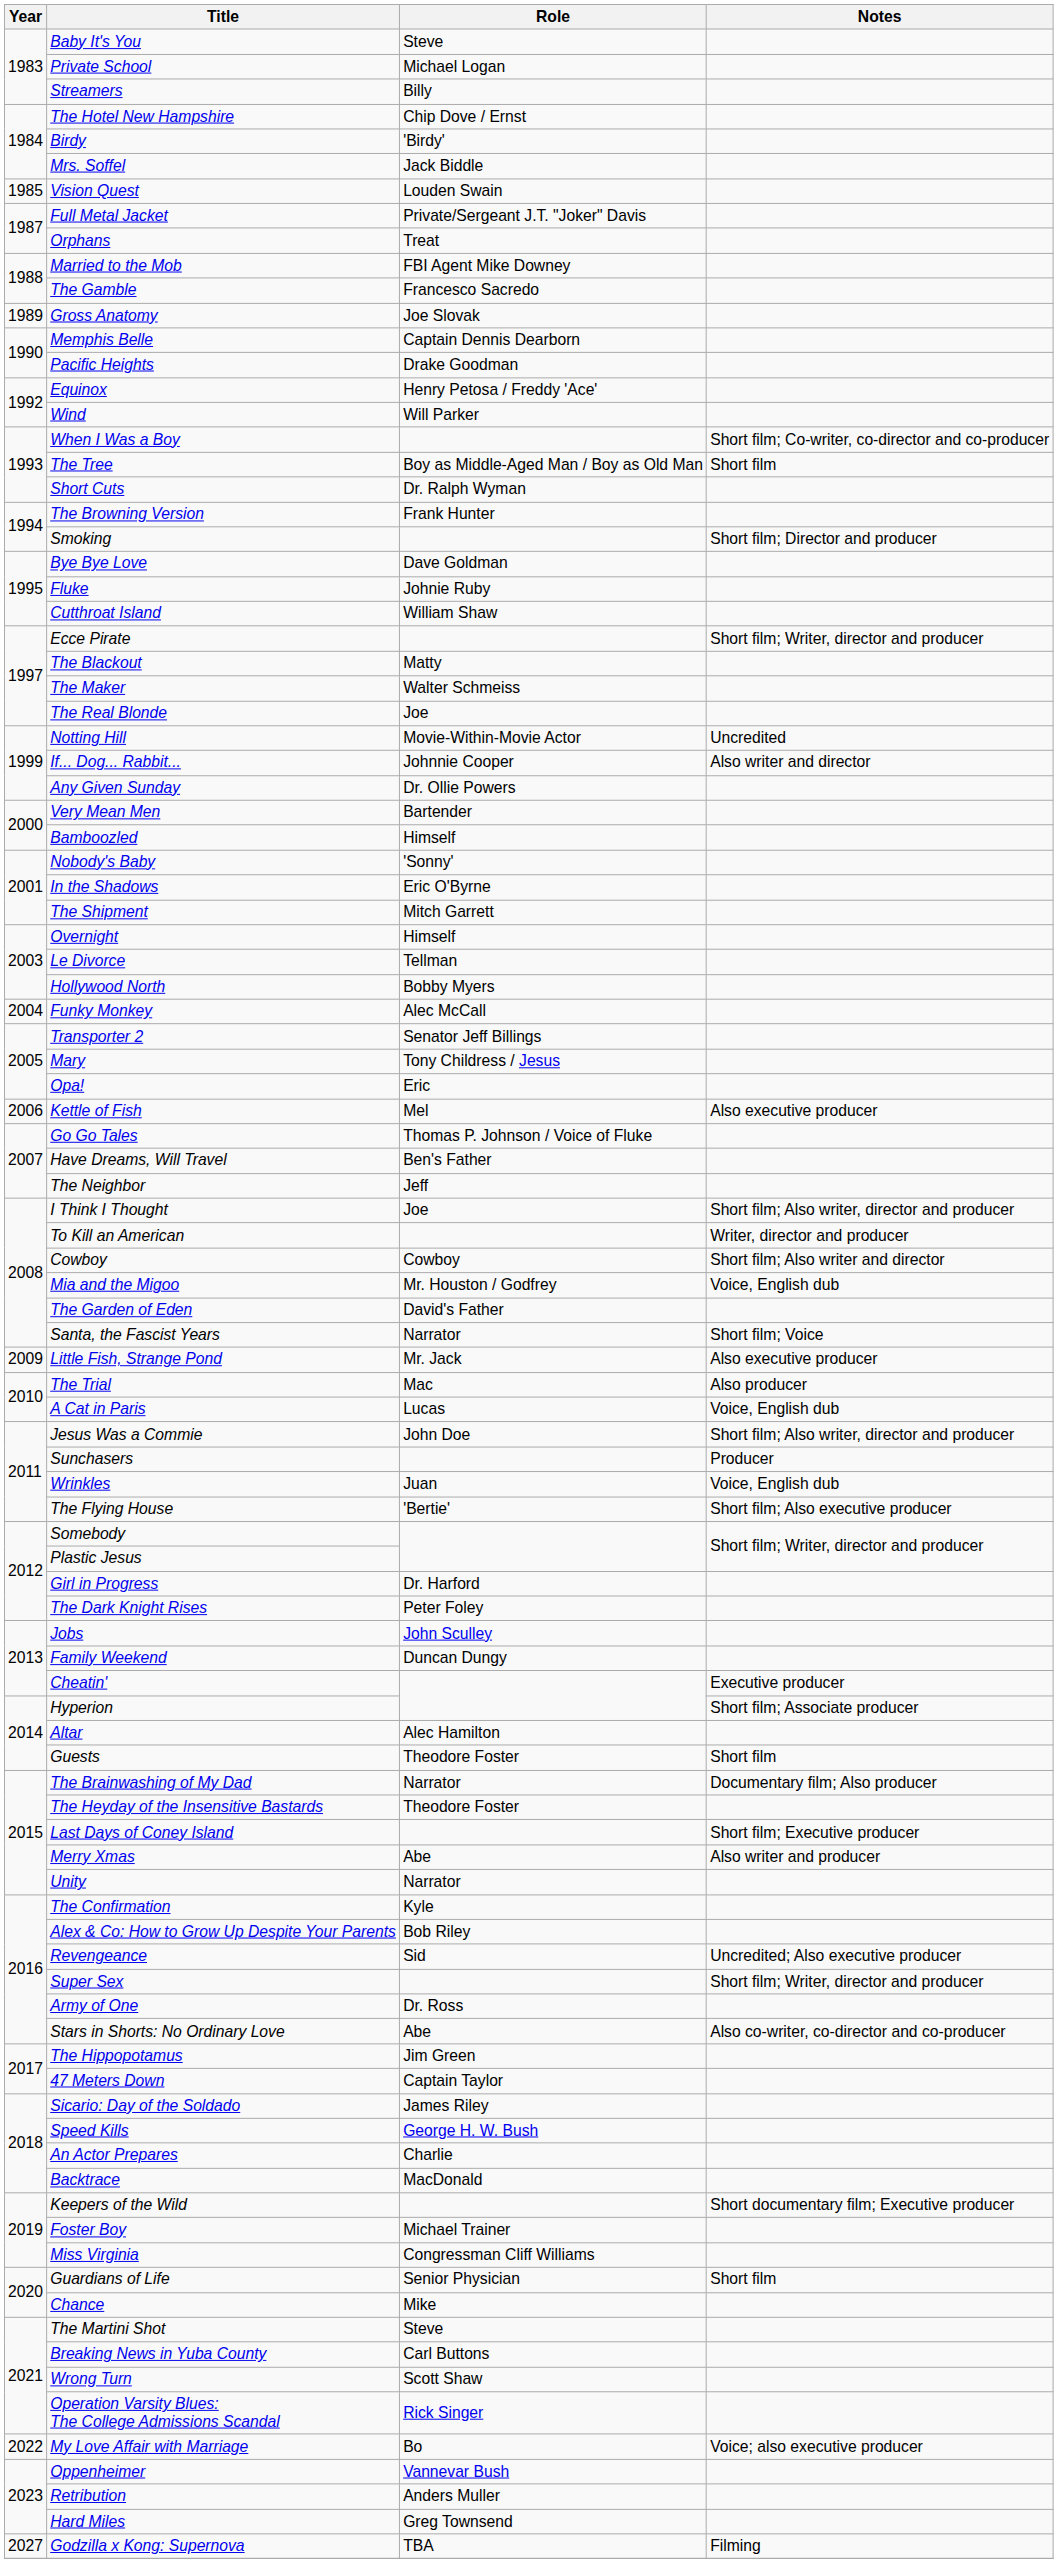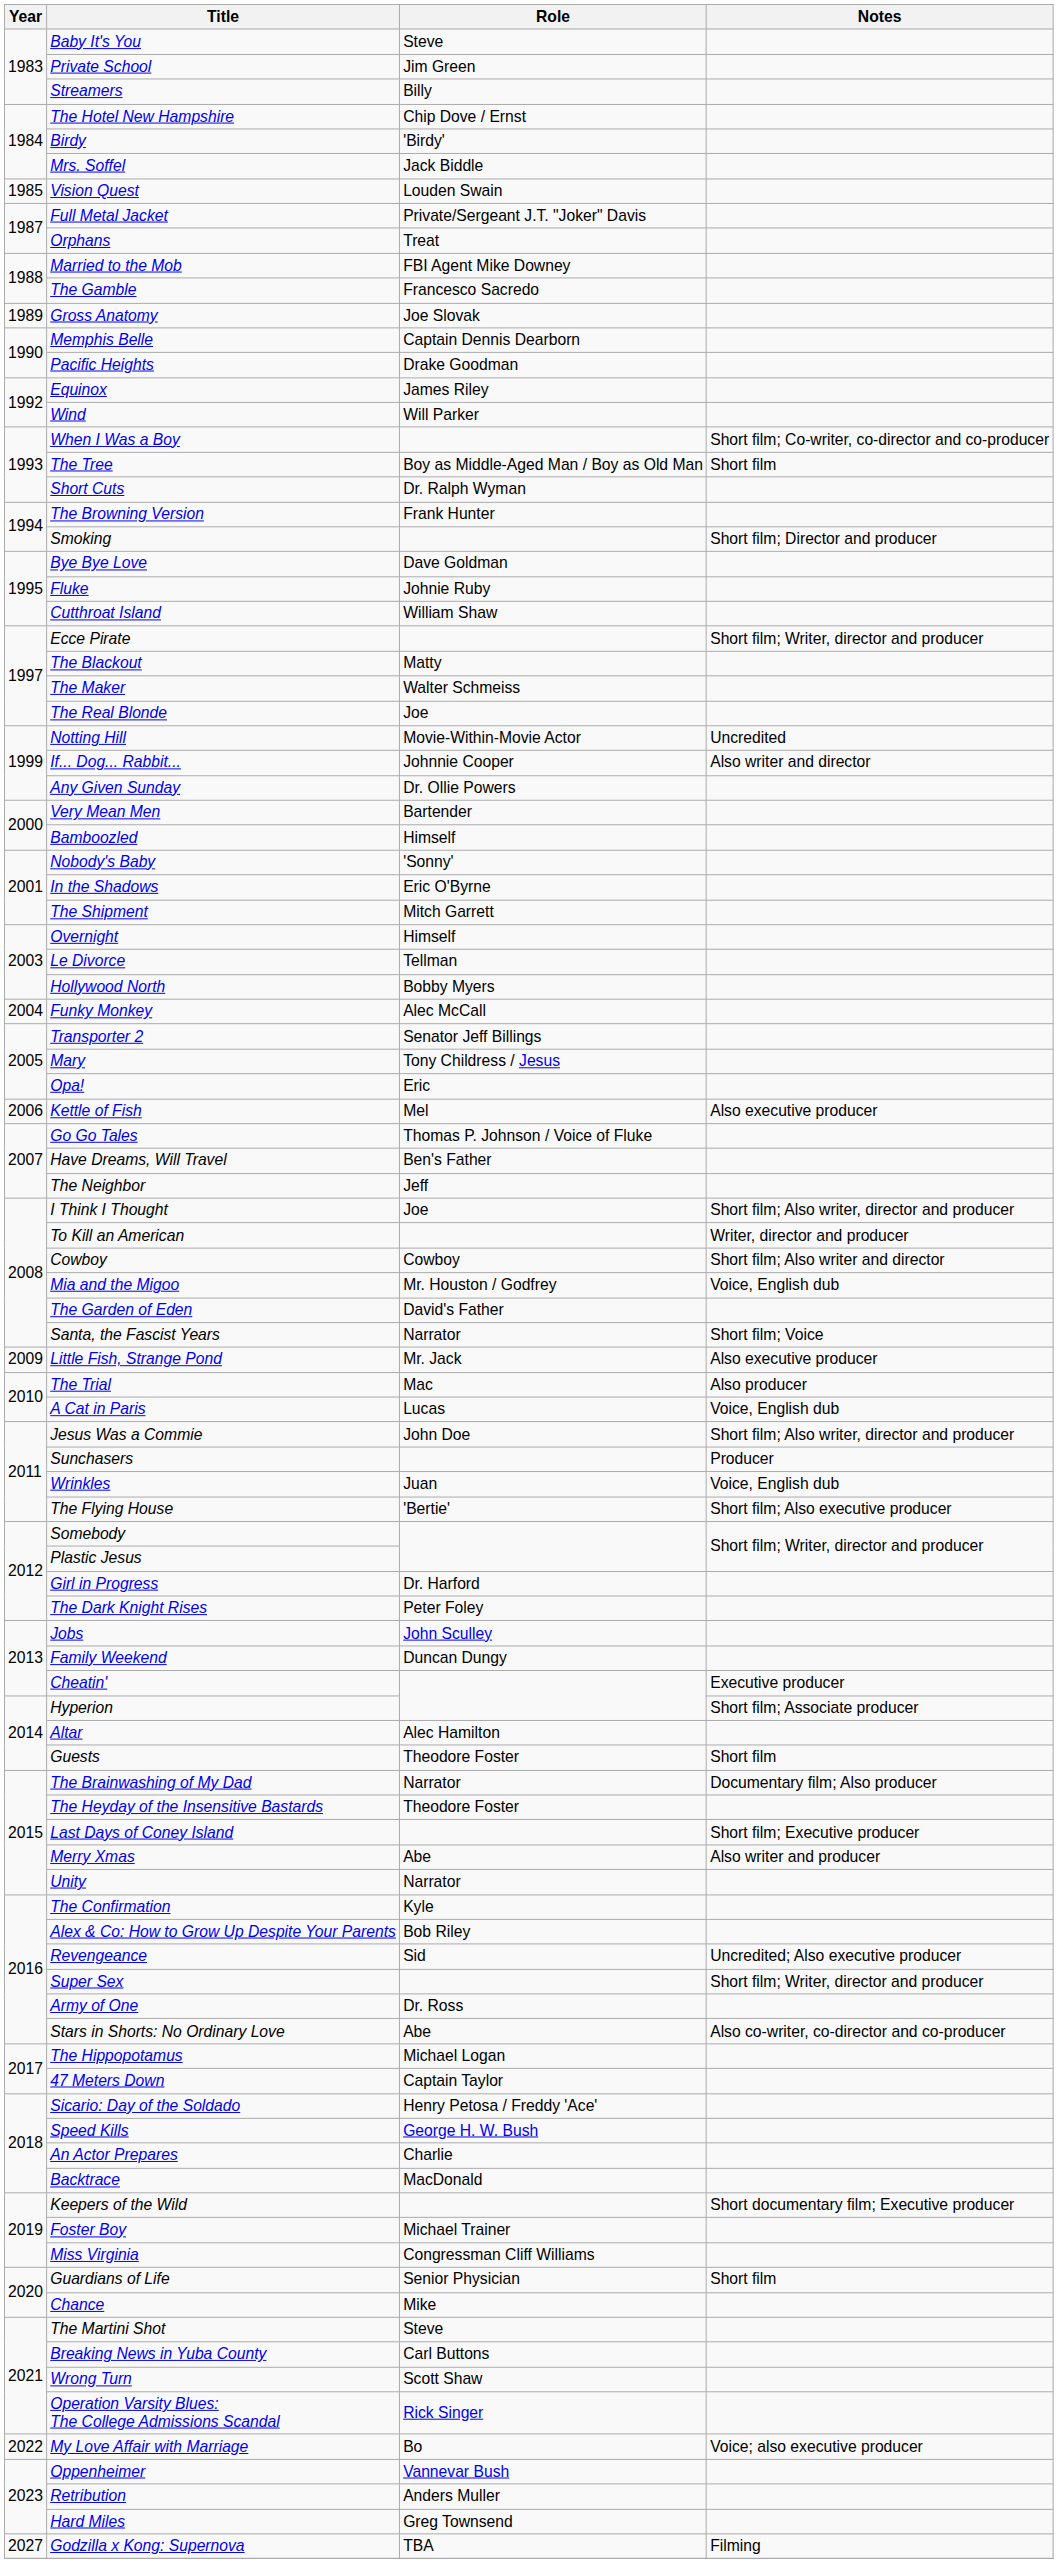(454, 66) Michael Logan -> (439, 66) Jim Green
(500, 389) Henry Petosa / Freddy 'Ace' -> (446, 389) James Riley
(439, 2056) Jim Green -> (454, 2056) Michael Logan
(446, 2105) James Riley -> (500, 2105) Henry Petosa / Freddy 'Ace'
